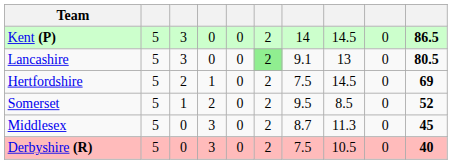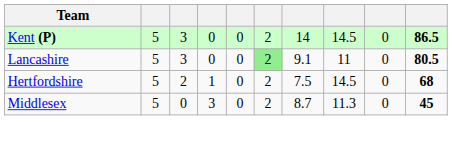(344, 59) 13 -> (344, 59) 11
(426, 81) 69 -> (426, 81) 68
- row: (34, 103)
- row: (50, 147)
